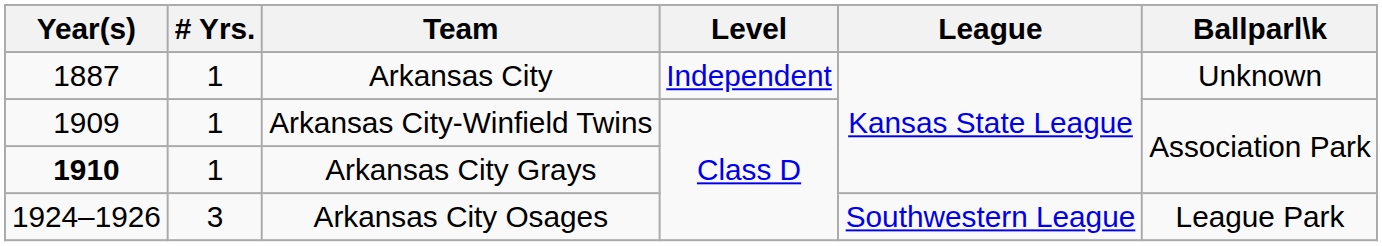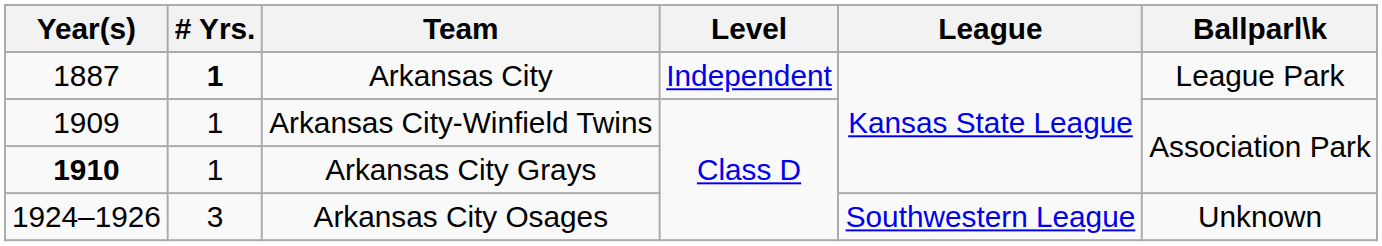(215, 76) normal -> (215, 76) bold
(1260, 76) Unknown -> (1260, 76) League Park
(1260, 217) League Park -> (1260, 217) Unknown
